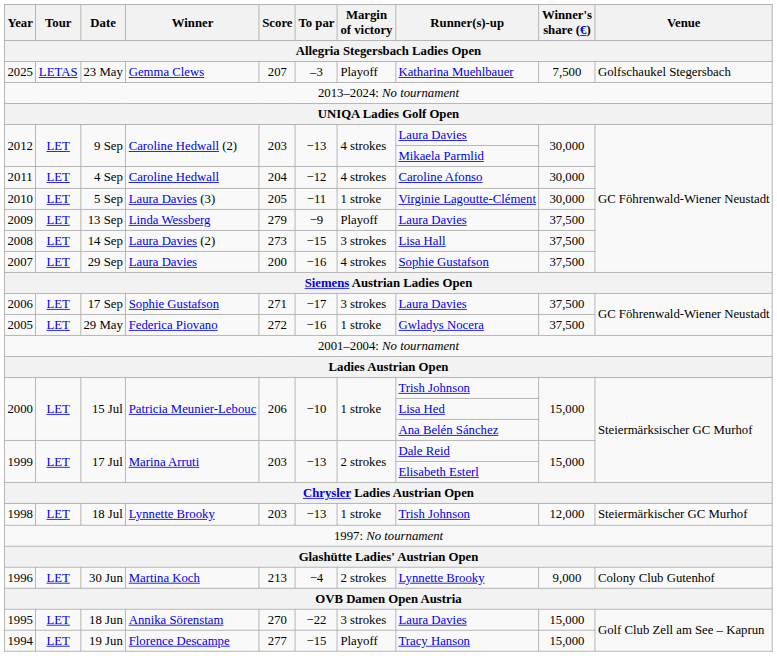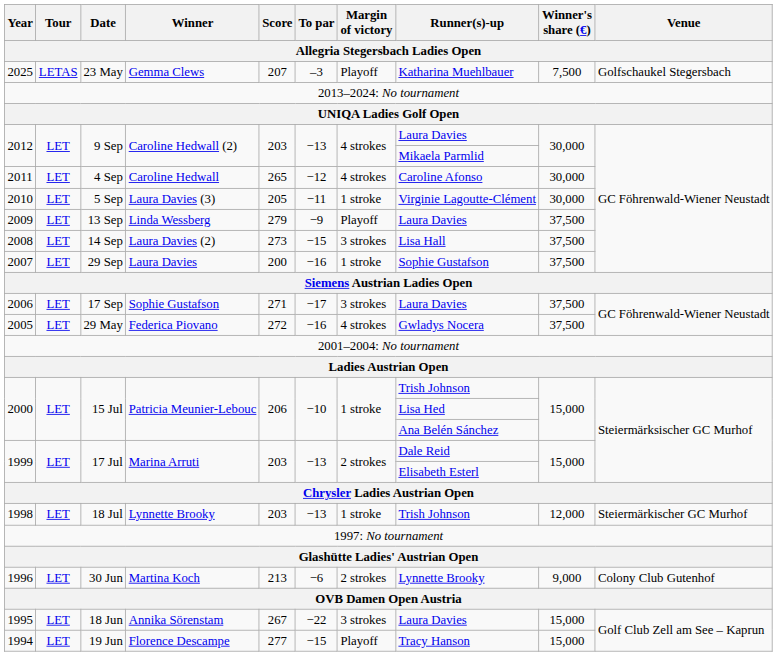(277, 177) 204 -> (277, 177) 265
(363, 261) 4 strokes -> (361, 261) 1 stroke
(361, 325) 1 stroke -> (363, 325) 4 strokes
(316, 577) −4 -> (316, 577) −6
(277, 619) 270 -> (277, 619) 267
